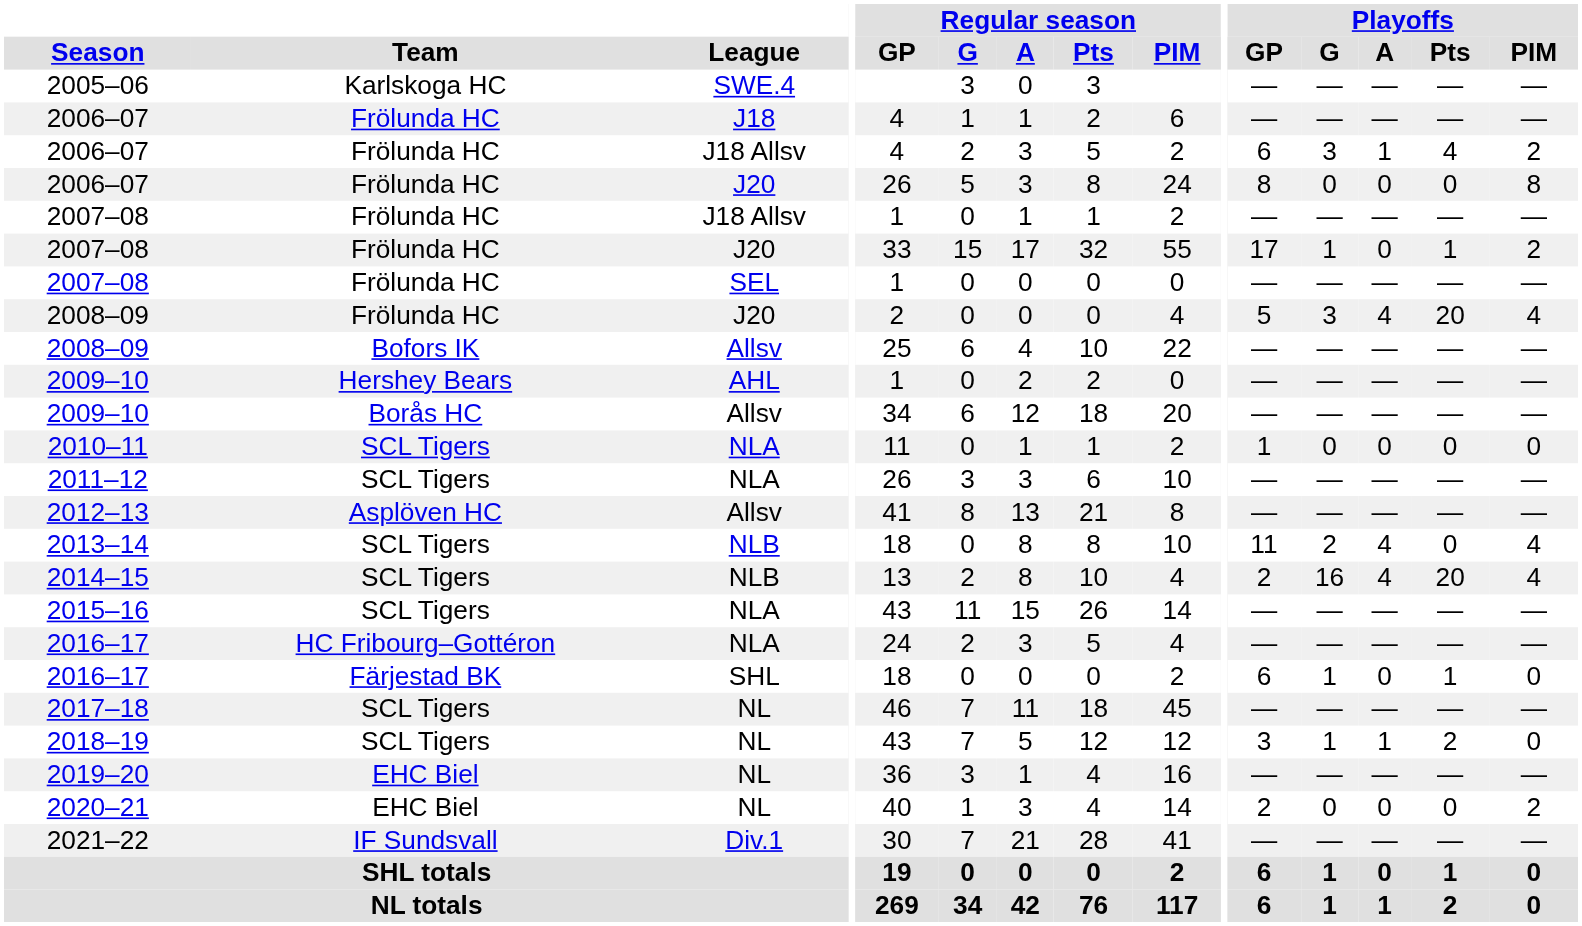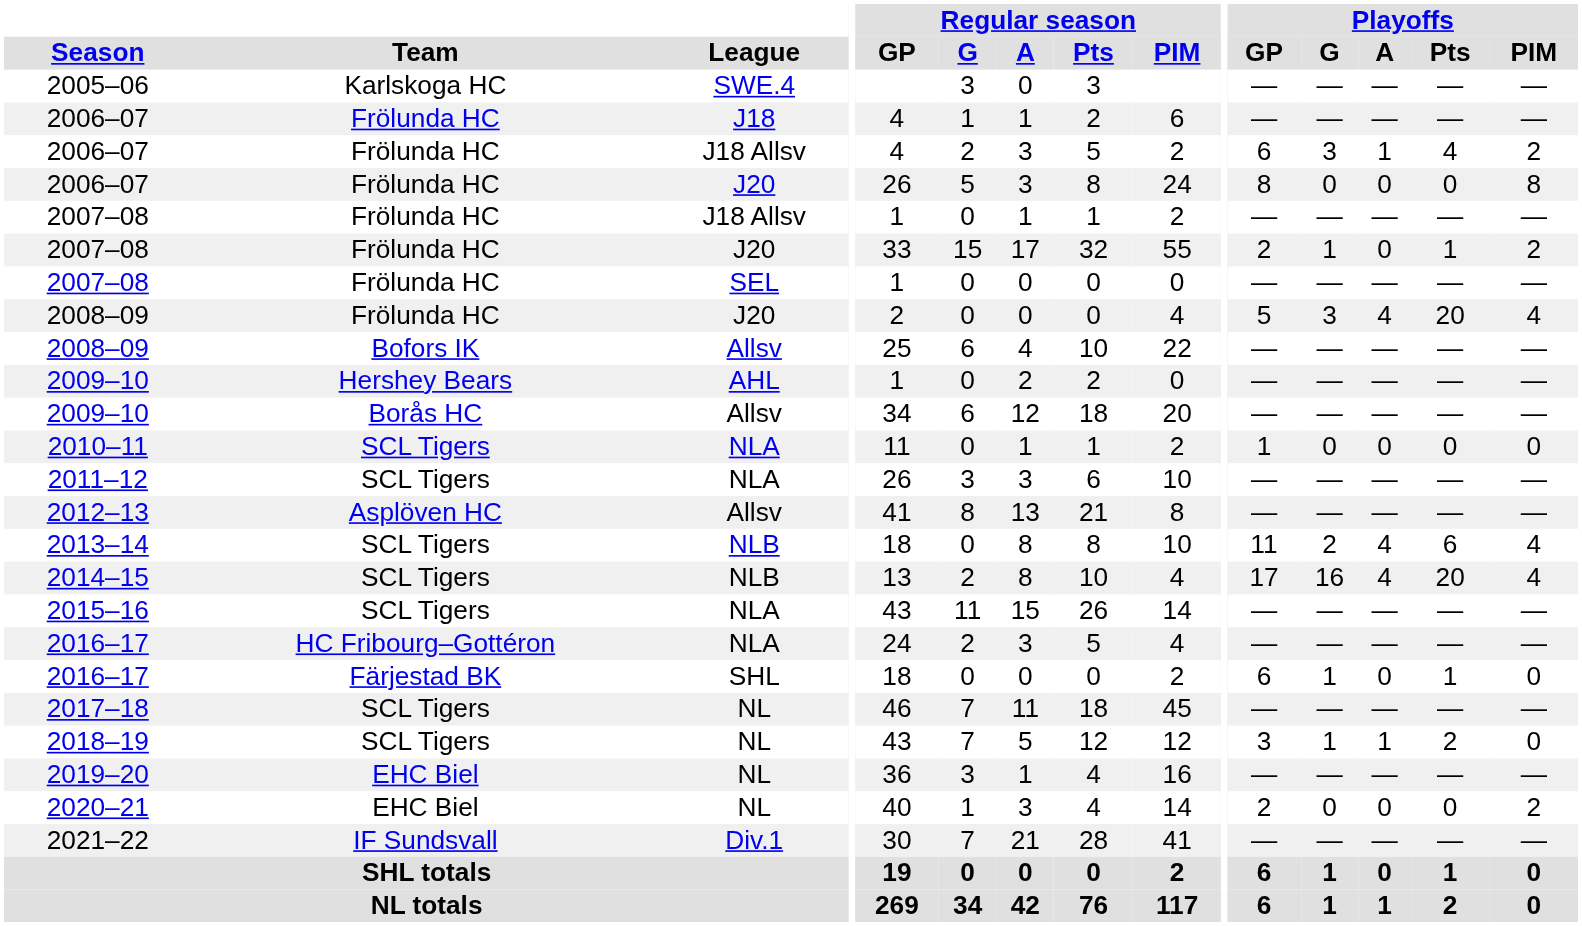(1264, 249) 17 -> (1264, 249) 2
(1450, 544) 0 -> (1450, 544) 6
(1264, 577) 2 -> (1264, 577) 17
